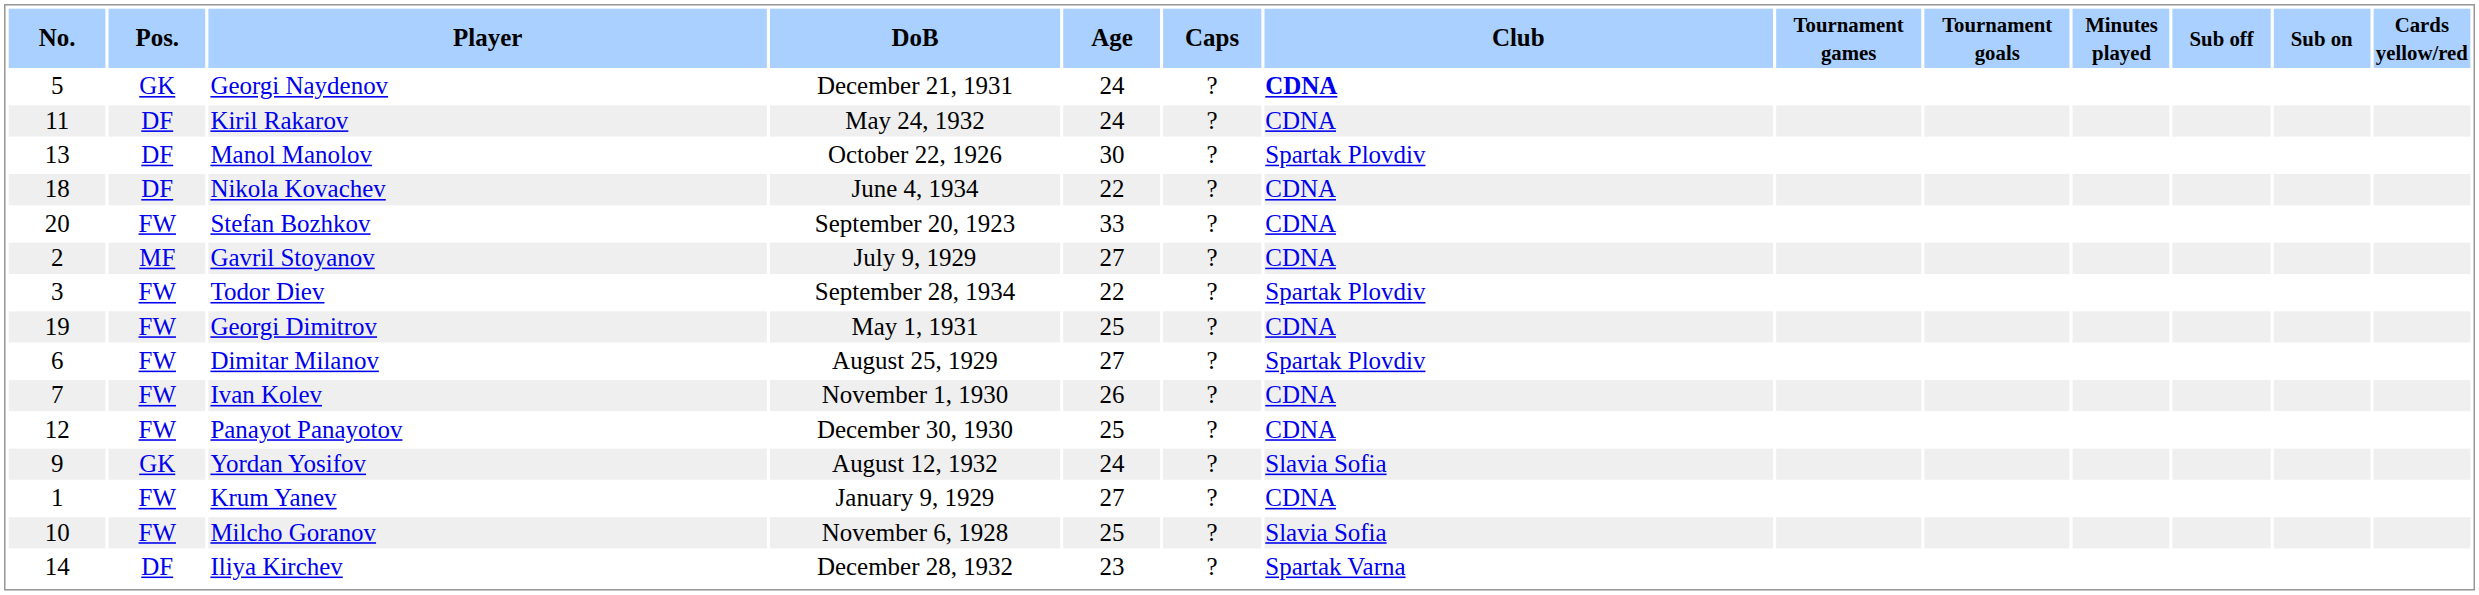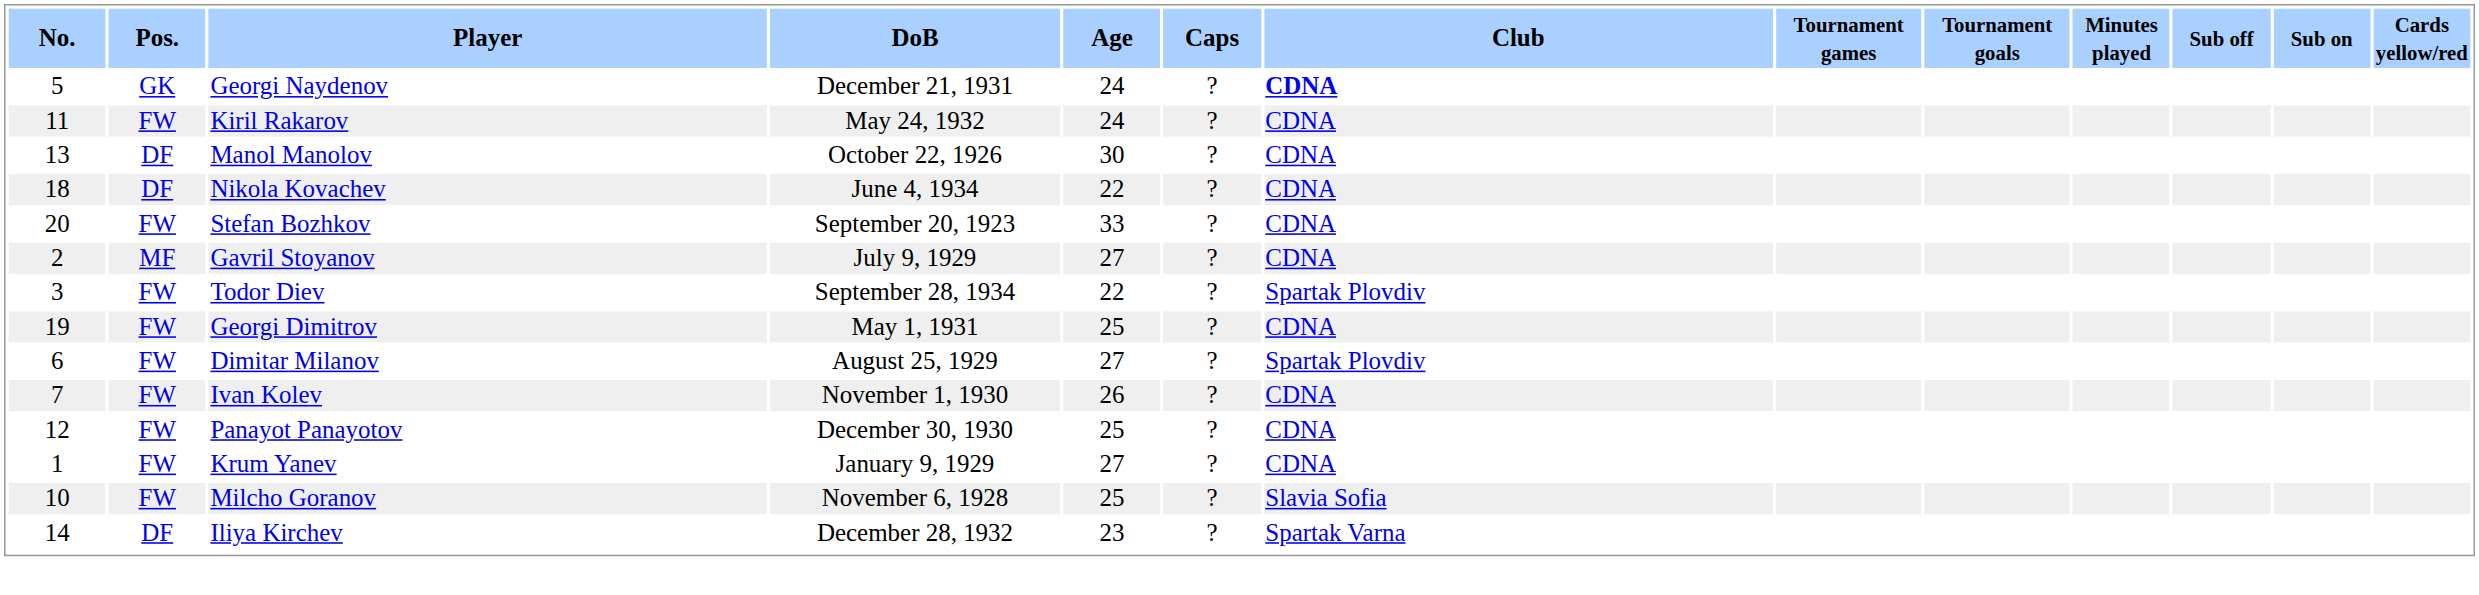(157, 120) DF -> (157, 120) FW
(1345, 155) Spartak Plovdiv -> (1301, 155) CDNA
- row: (288, 463)
